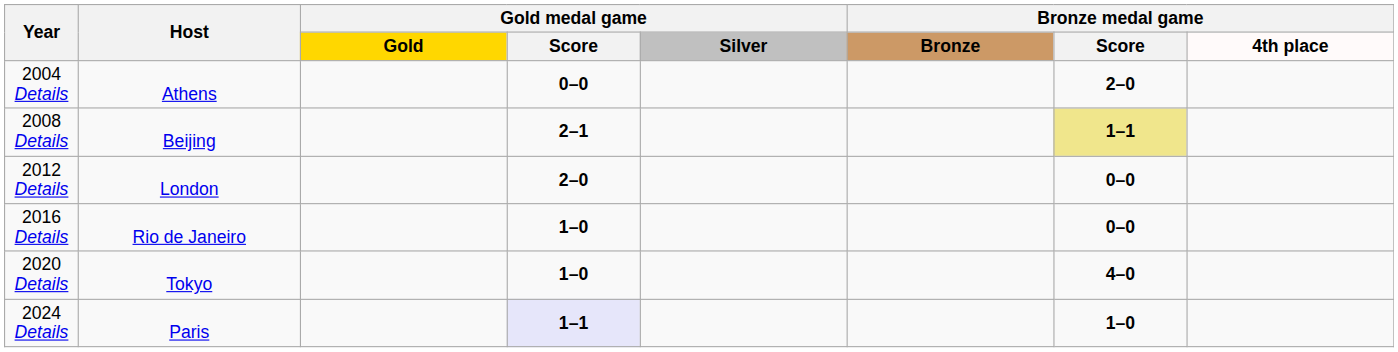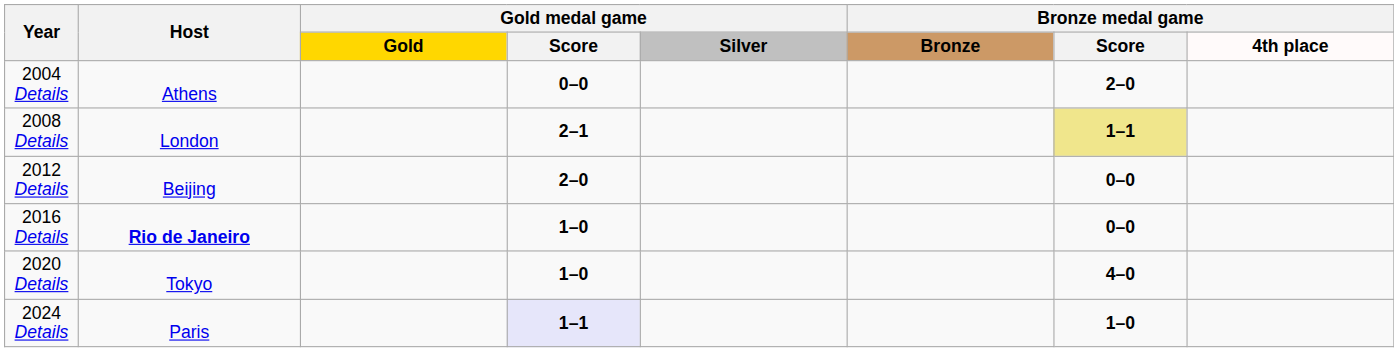(189, 141) Beijing -> (189, 141) London
(189, 189) London -> (189, 189) Beijing
(189, 237) normal -> (189, 237) bold
